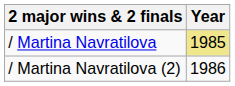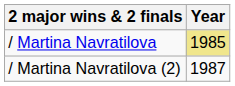(208, 68) 1986 -> (208, 68) 1987
